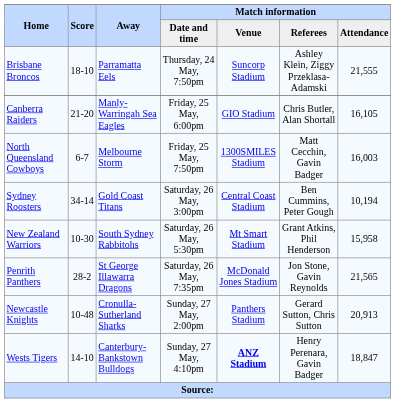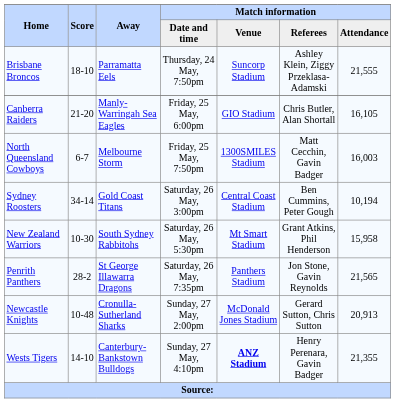(248, 276) McDonald Jones Stadium -> (248, 276) Panthers Stadium
(248, 314) Panthers Stadium -> (248, 314) McDonald Jones Stadium
(364, 358) 18,847 -> (364, 358) 21,355
